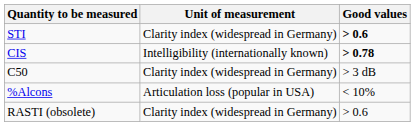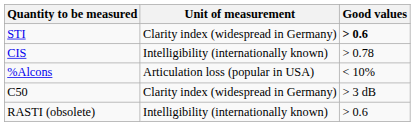(358, 53) bold -> (358, 53) normal
rows swapped: (30, 92) <-> (17, 72)
(240, 111) Clarity index (widespread in Germany) -> (235, 111) Intelligibility (internationally known)
